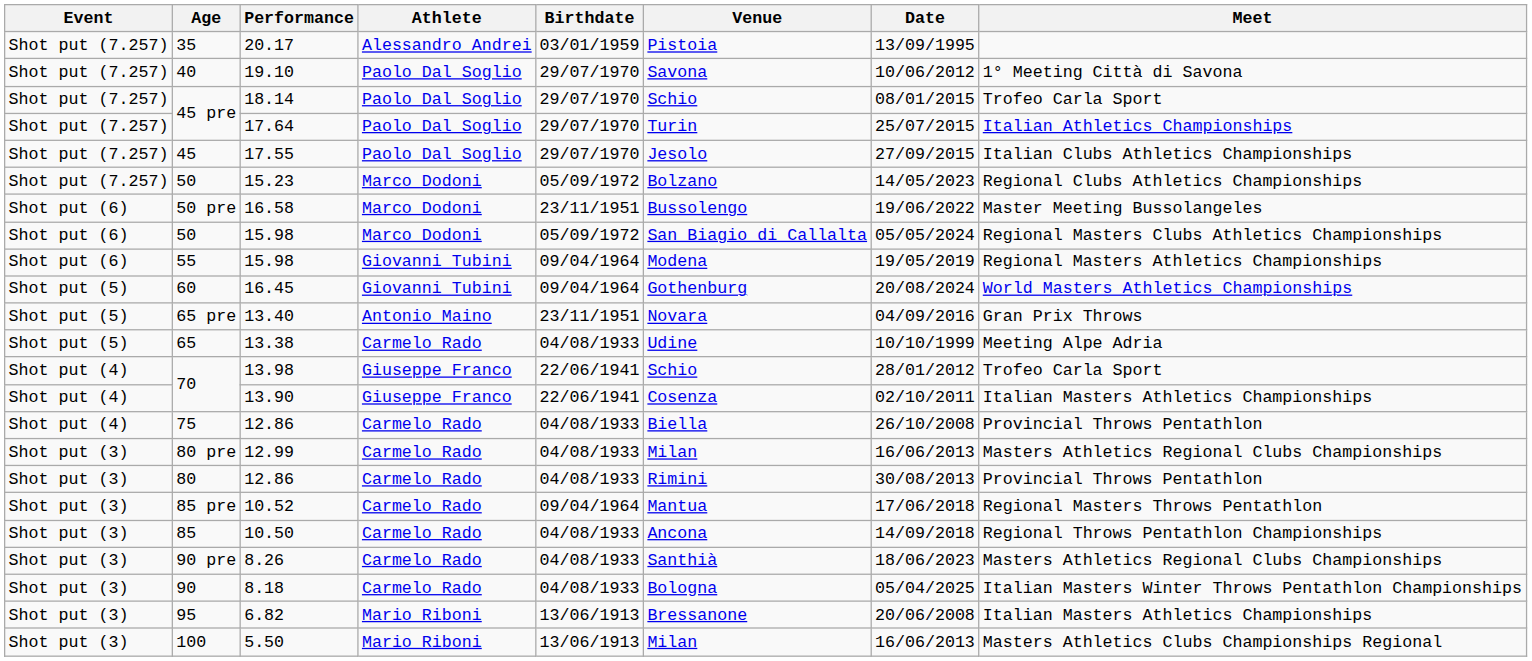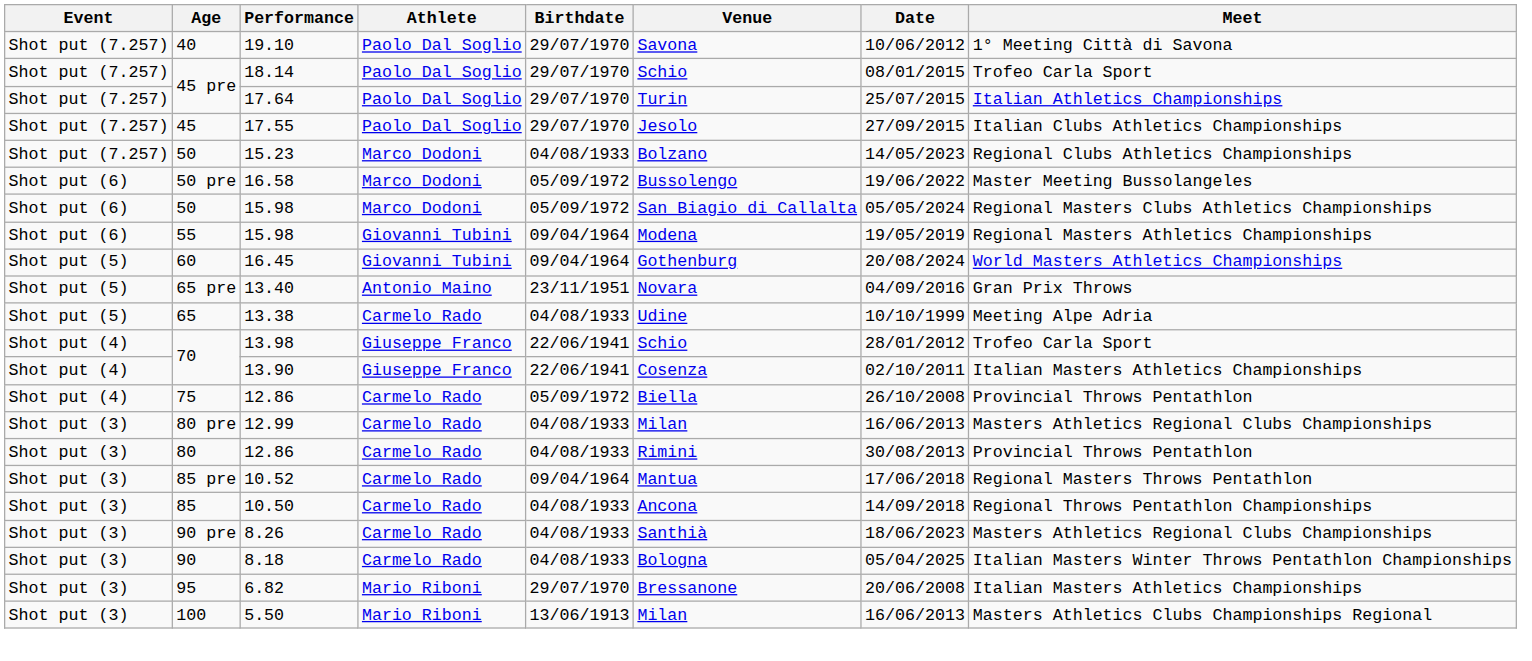- row: (186, 45)
(590, 181) 05/09/1972 -> (580, 154) 04/08/1933
(590, 208) 23/11/1951 -> (580, 181) 05/09/1972
(590, 425) 04/08/1933 -> (580, 398) 05/09/1972
(590, 615) 13/06/1913 -> (580, 588) 29/07/1970
